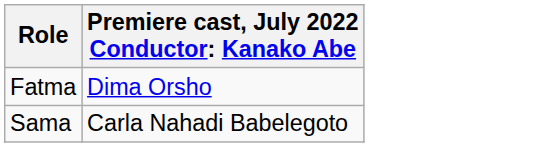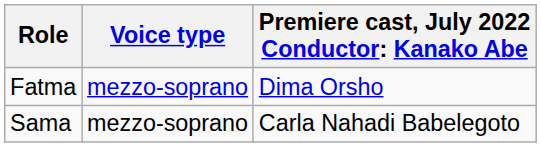+ column: (168, 36)
